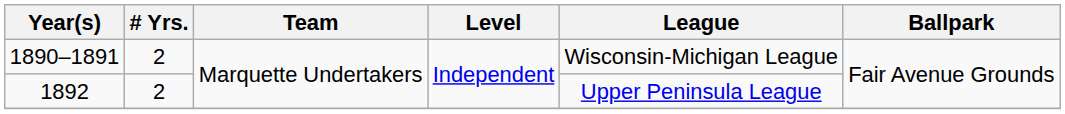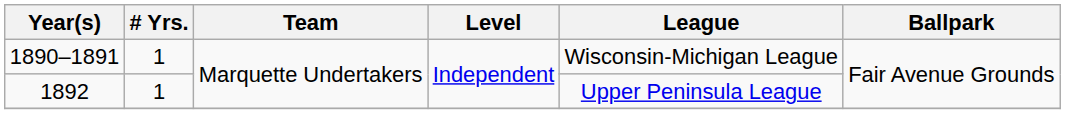(159, 57) 2 -> (159, 57) 1
(159, 92) 2 -> (159, 92) 1
